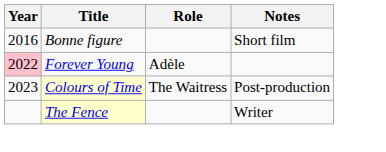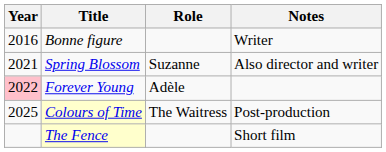(265, 40) Short film -> (253, 40) Writer
+ row: (92, 64)
(23, 87) 2023 -> (23, 111) 2025
(253, 111) Writer -> (265, 135) Short film
